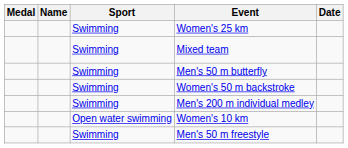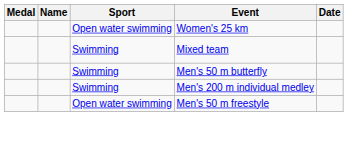(95, 29) Swimming -> (122, 29) Open water swimming
- row: (236, 88)
- row: (212, 119)
(95, 135) Swimming -> (122, 104) Open water swimming
